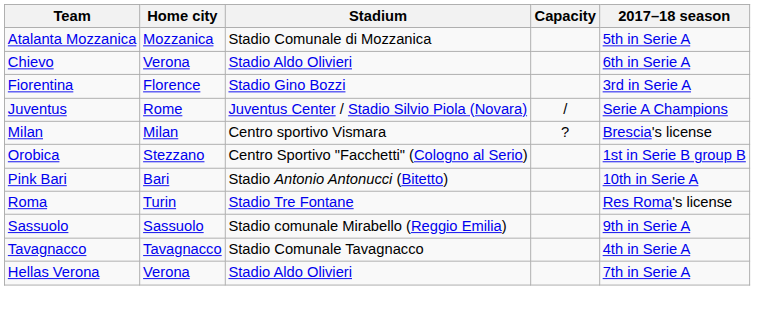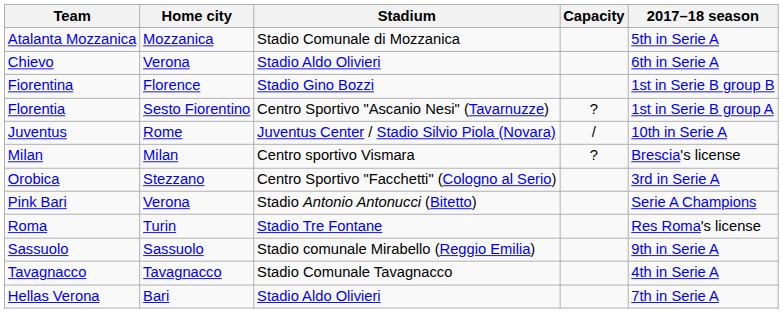(647, 86) 3rd in Serie A -> (703, 86) 1st in Serie B group B
+ row: (36, 109)
(665, 109) Serie A Champions -> (679, 132) 10th in Serie A
(674, 156) 1st in Serie B group B -> (675, 179) 3rd in Serie A
(156, 179) Bari -> (166, 202) Verona
(651, 179) 10th in Serie A -> (694, 202) Serie A Champions
(166, 272) Verona -> (156, 296) Bari
